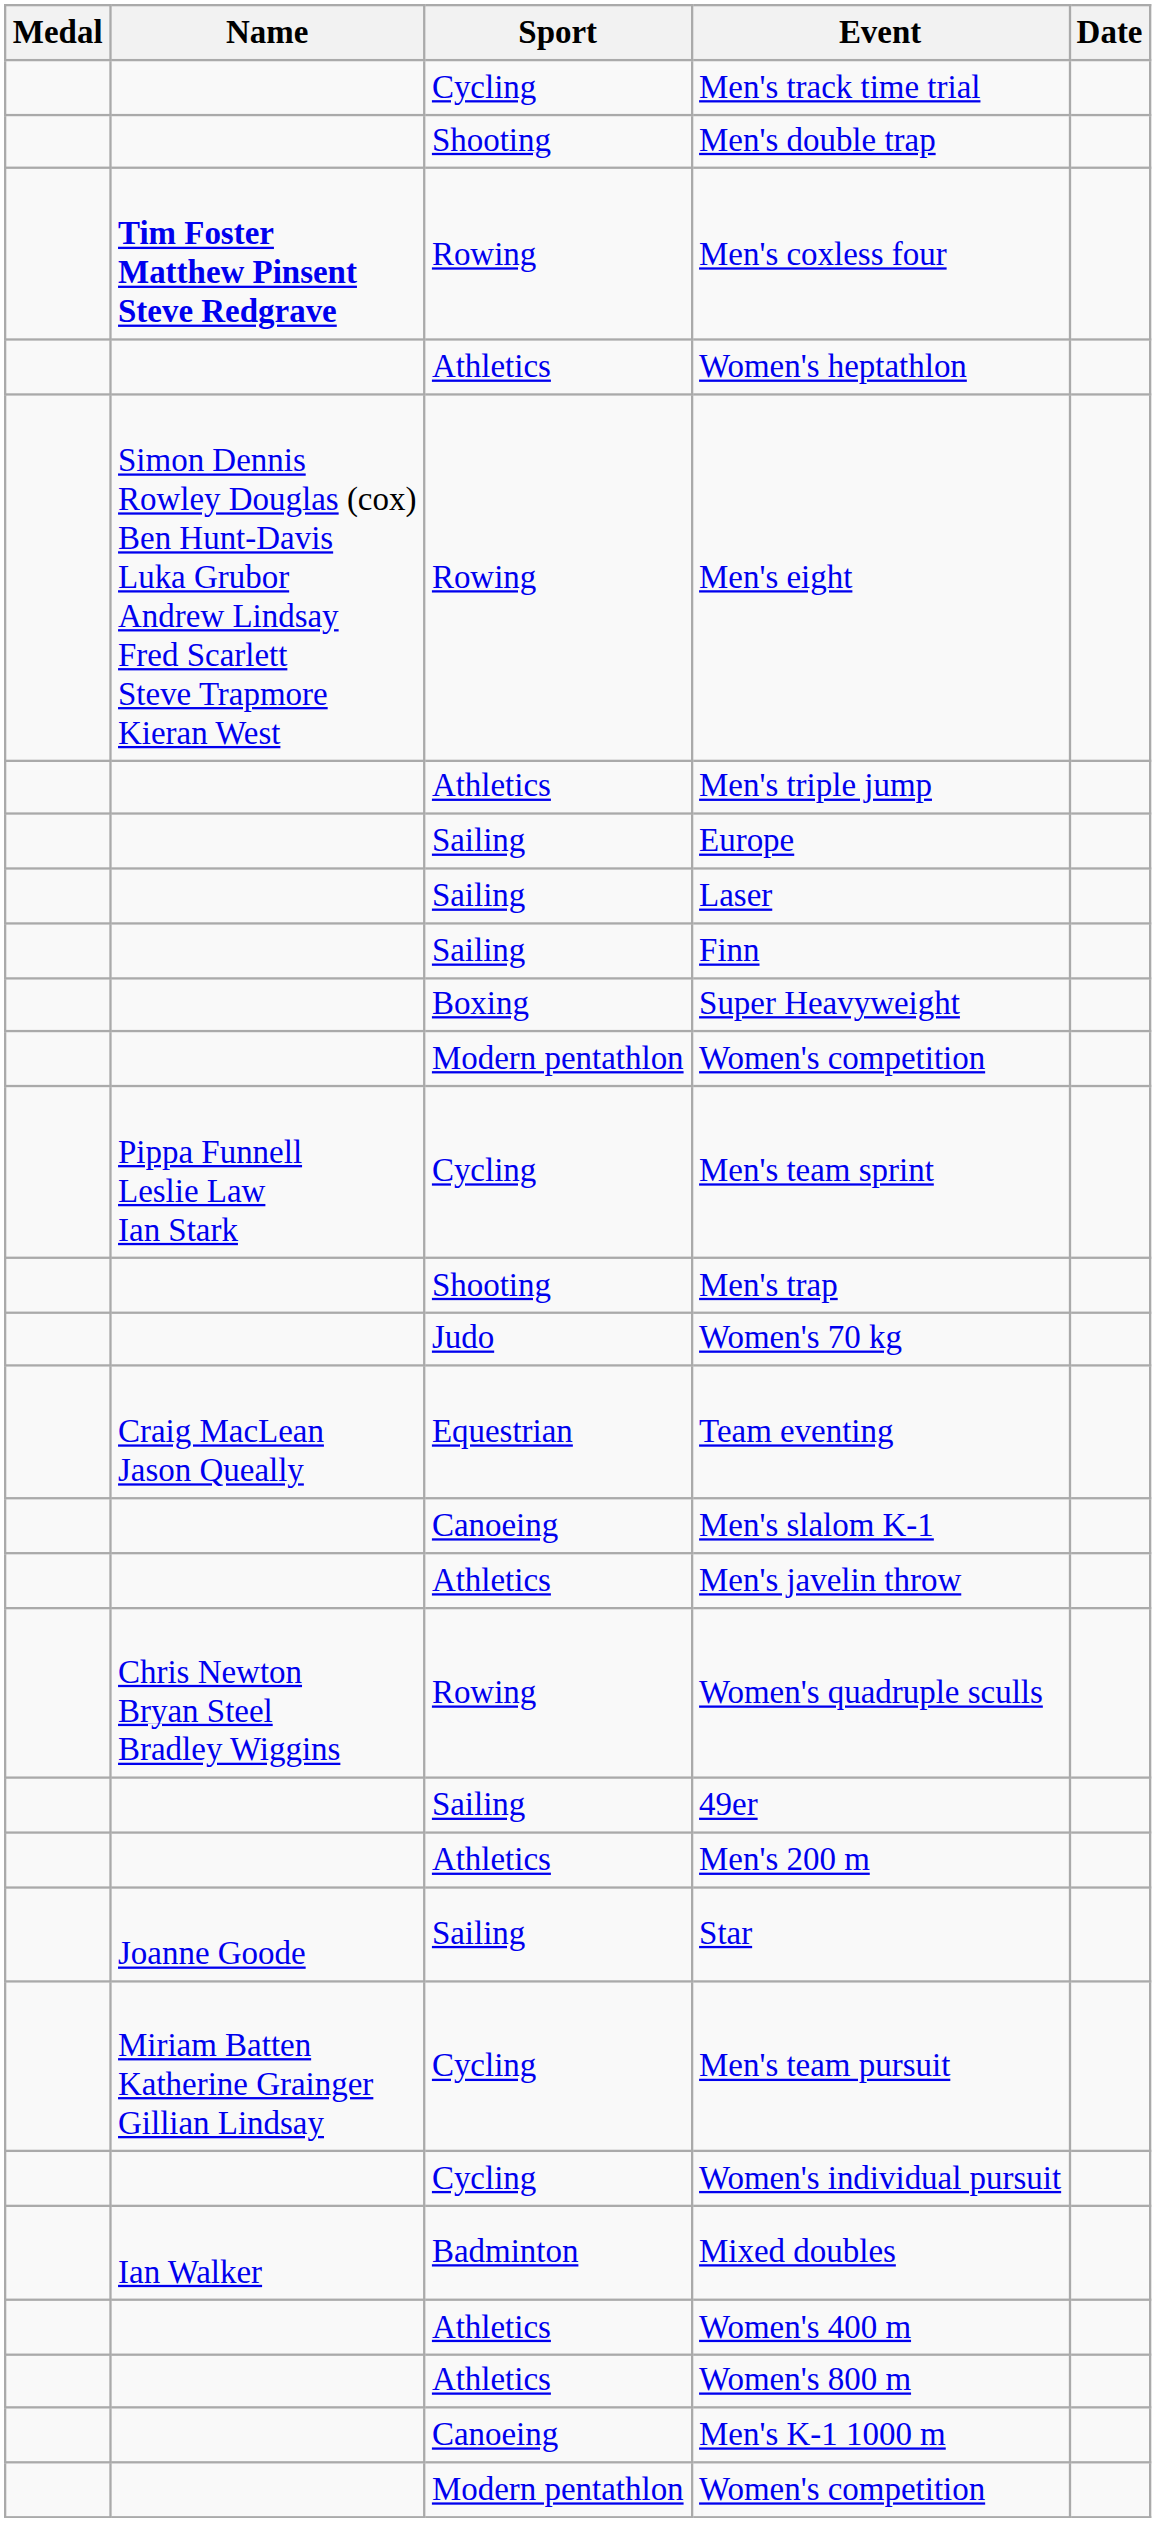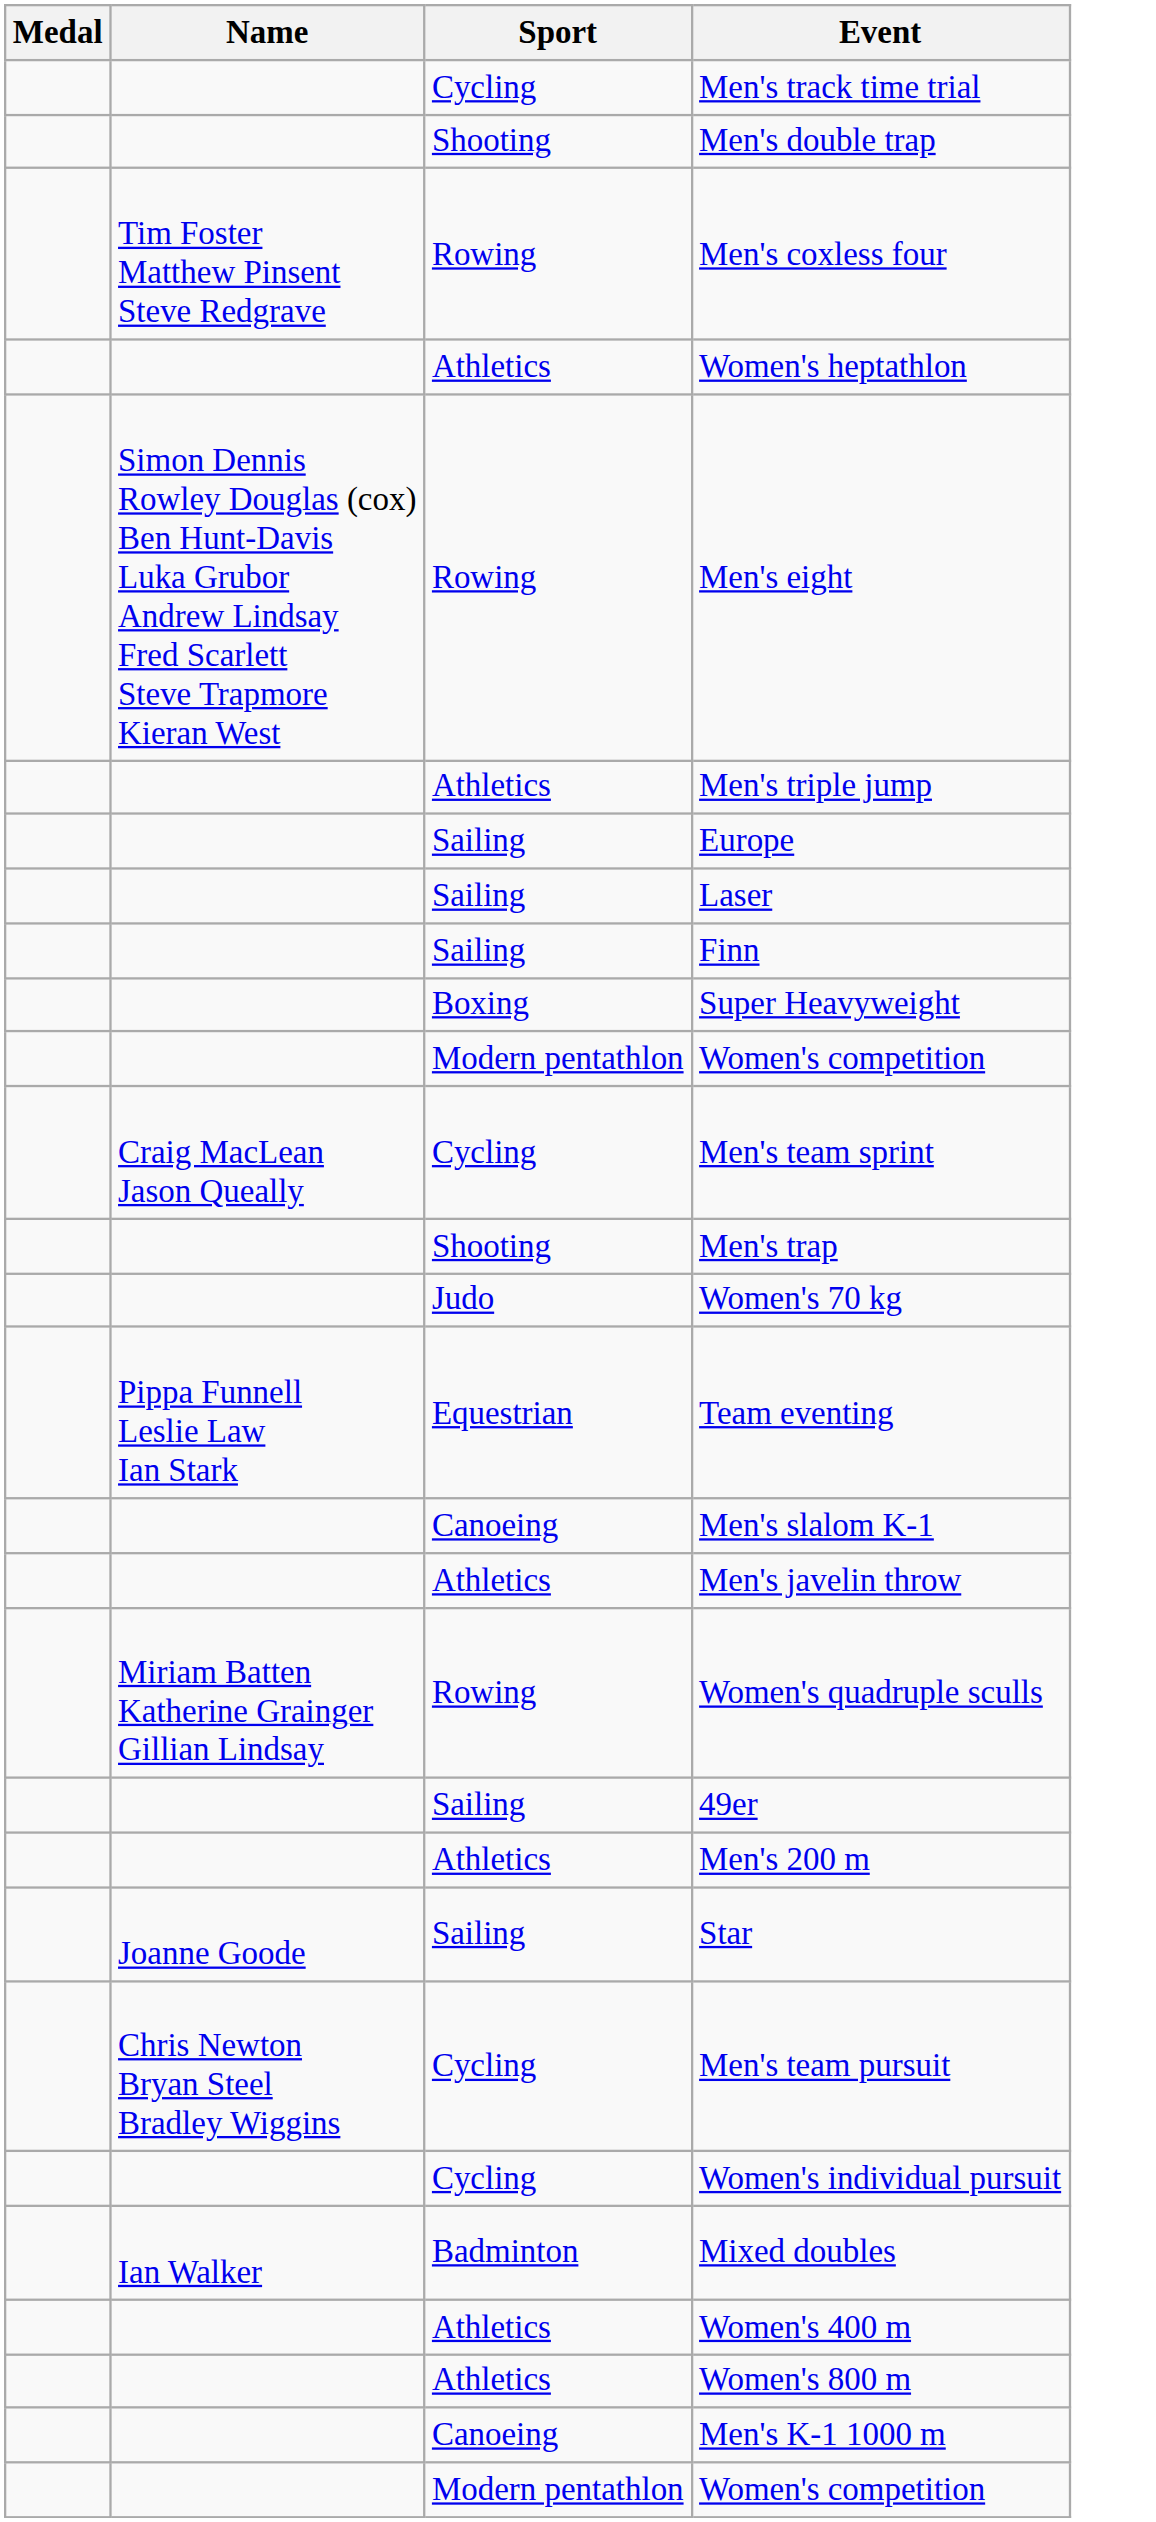- column: (1110, 32)
(237, 273) bold -> (229, 273) normal
(210, 1190) Pippa Funnell Leslie Law Ian Stark -> (221, 1171) Craig MacLean Jason Queally
(221, 1451) Craig MacLean Jason Queally -> (210, 1431) Pippa Funnell Leslie Law Ian Stark
(229, 1711) Chris Newton Bryan Steel Bradley Wiggins -> (246, 1711) Miriam Batten Katherine Grainger Gillian Lindsay
(246, 2085) Miriam Batten Katherine Grainger Gillian Lindsay -> (229, 2085) Chris Newton Bryan Steel Bradley Wiggins
